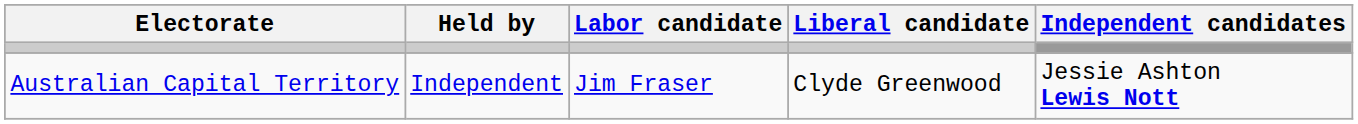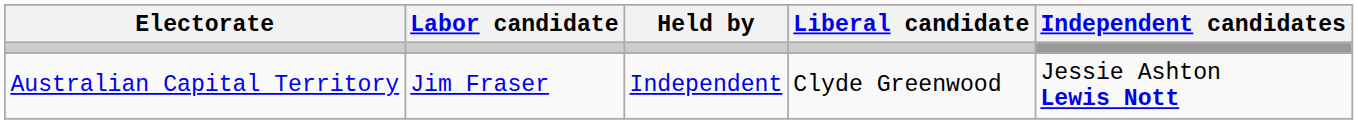columns swapped: (487, 24) <-> (678, 24)
